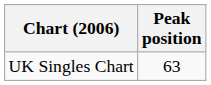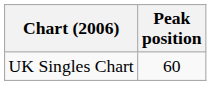(172, 66) 63 -> (172, 66) 60
